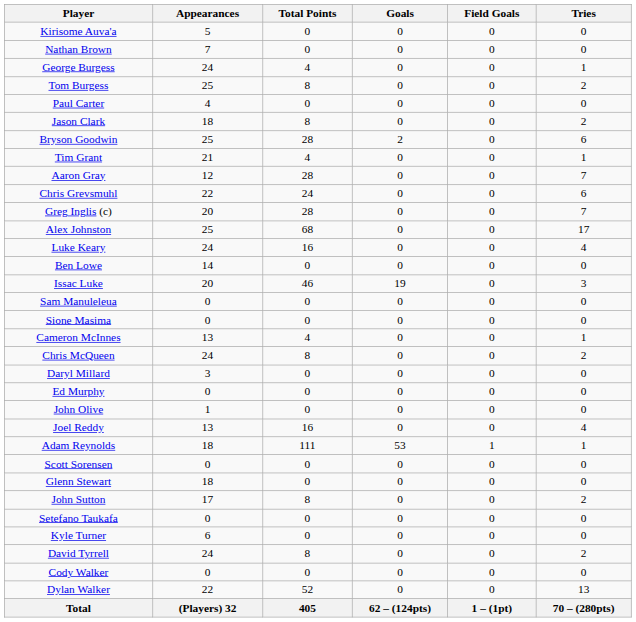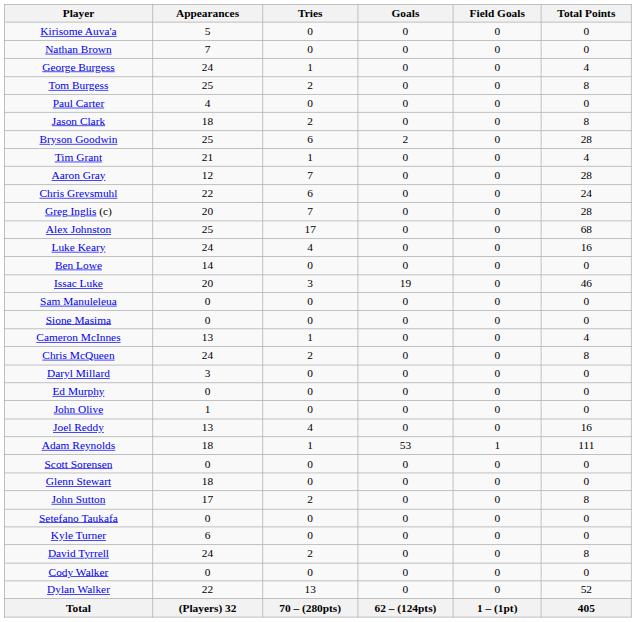columns swapped: (584, 13) <-> (307, 13)
